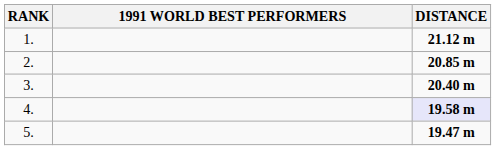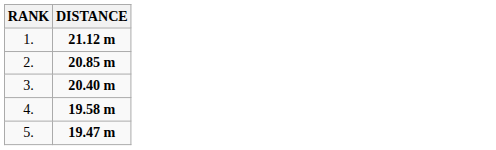- column: (232, 16)
(451, 109) lavender background -> (92, 109) no background
